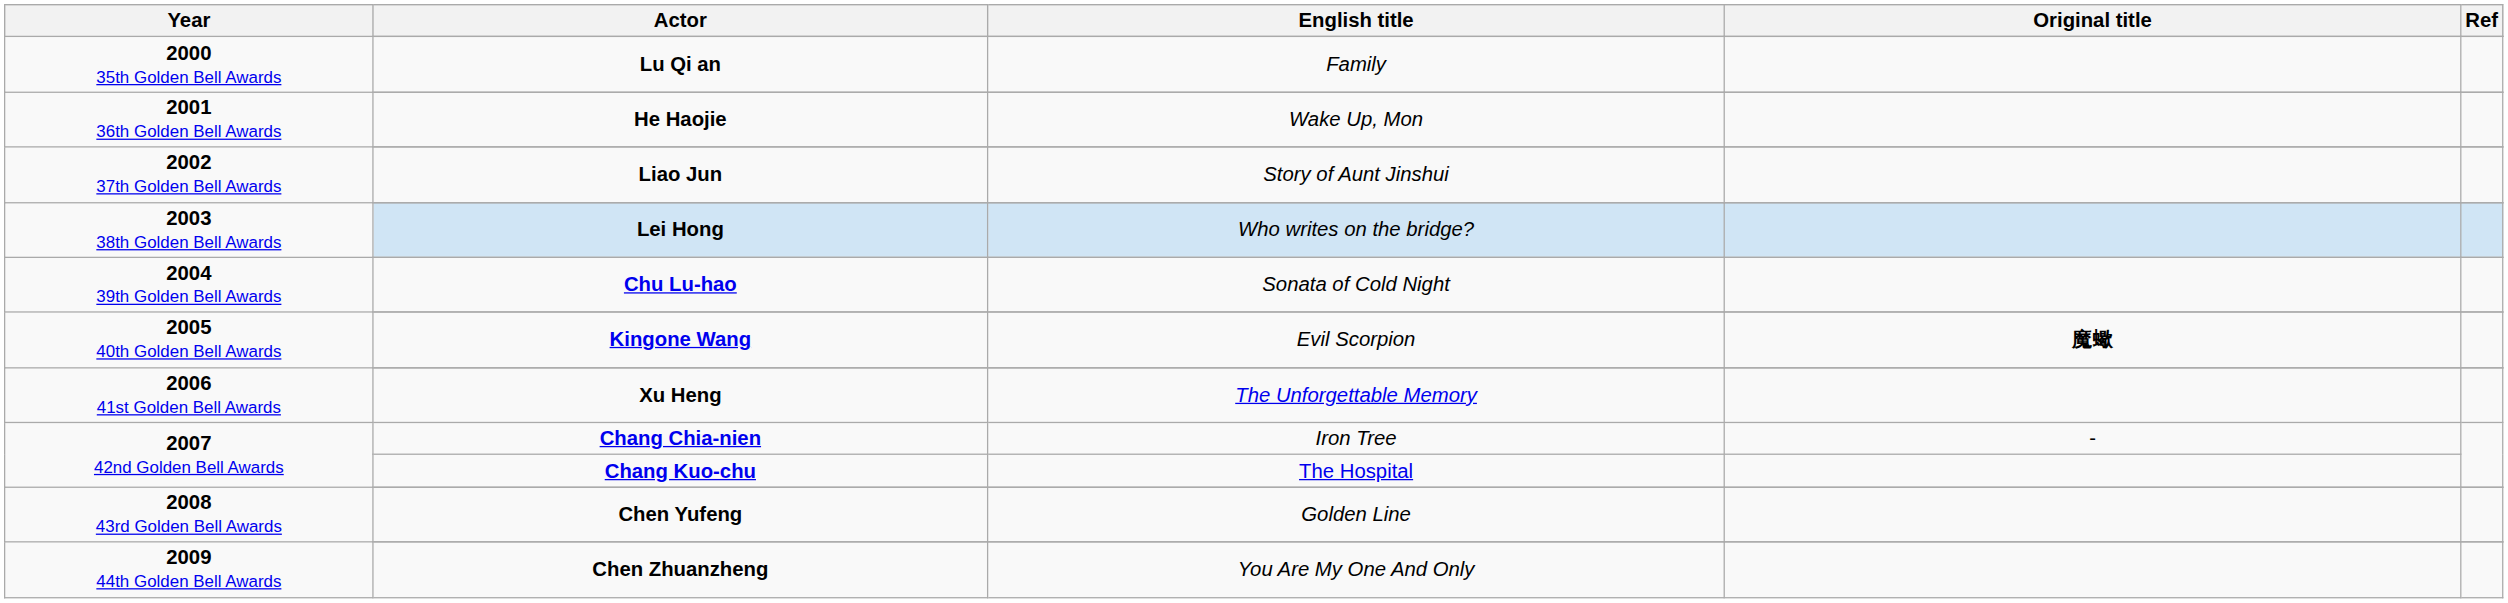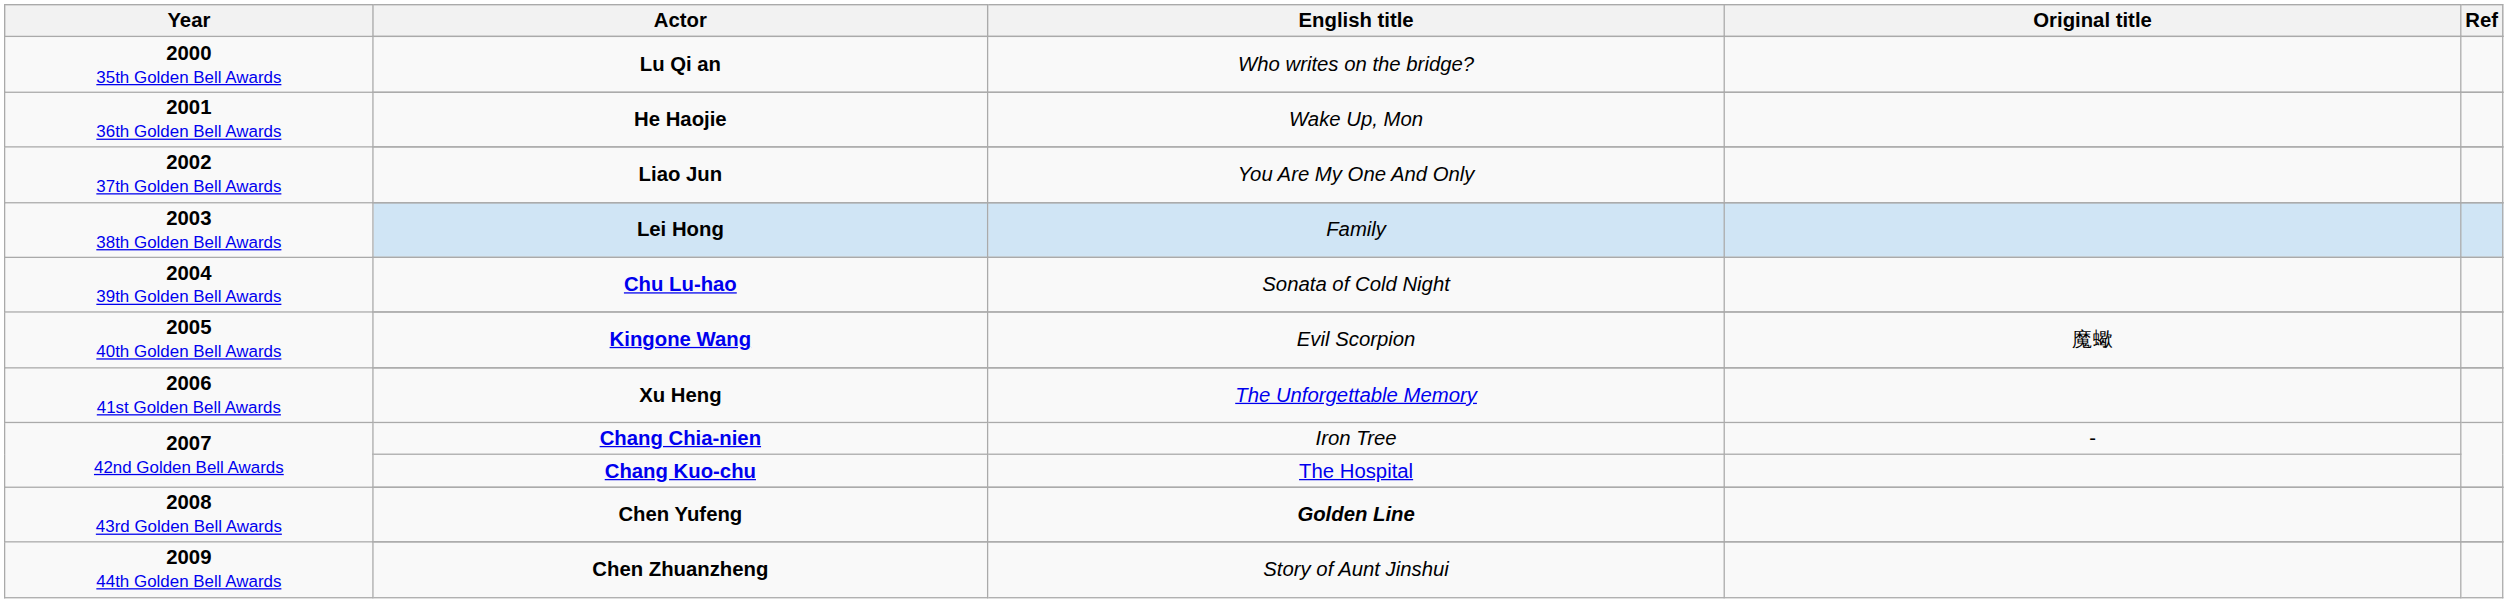(1356, 64) Family -> (1356, 64) Who writes on the bridge?
(1356, 174) Story of Aunt Jinshui -> (1356, 174) You Are My One And Only
(1356, 229) Who writes on the bridge? -> (1356, 229) Family
(2093, 339) bold -> (2093, 339) normal
(1356, 514) normal -> (1356, 514) bold
(1356, 569) You Are My One And Only -> (1356, 569) Story of Aunt Jinshui
